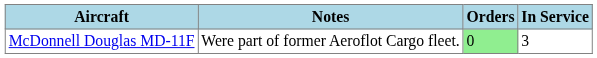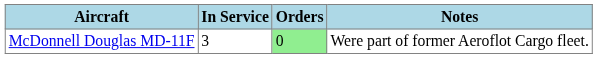columns swapped: (555, 16) <-> (331, 16)
